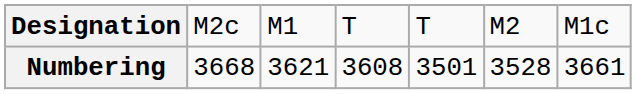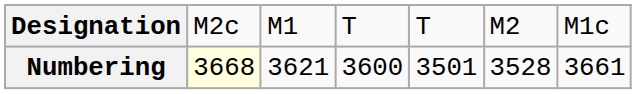(224, 68) no background -> (224, 68) lightyellow background
(372, 68) 3608 -> (372, 68) 3600
